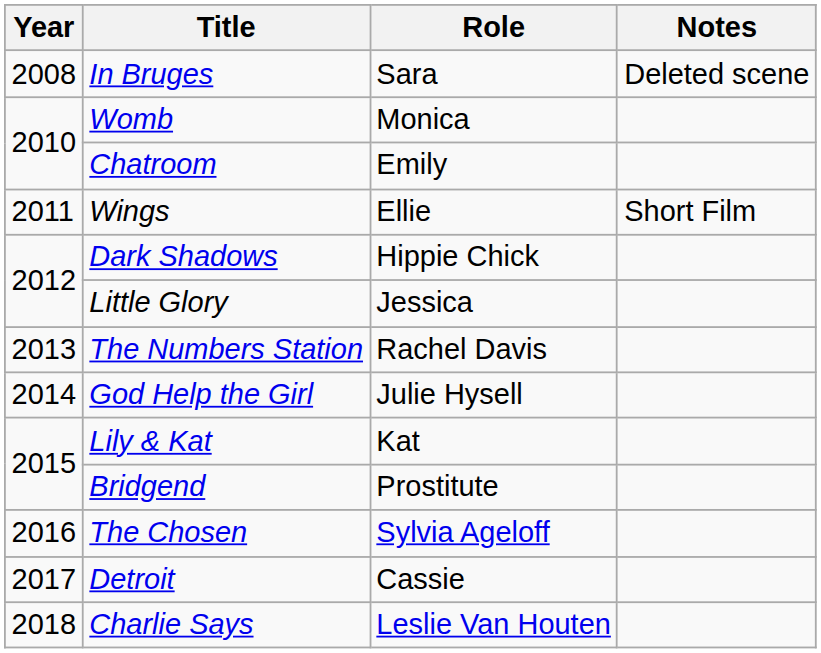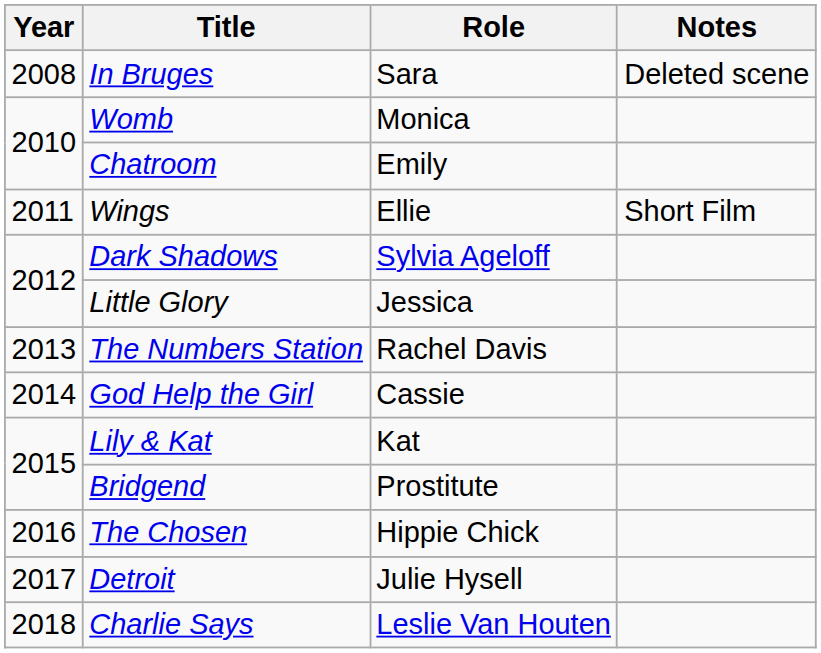(458, 257) Hippie Chick -> (463, 257) Sylvia Ageloff
(450, 394) Julie Hysell -> (421, 394) Cassie
(463, 532) Sylvia Ageloff -> (458, 532) Hippie Chick
(421, 578) Cassie -> (450, 578) Julie Hysell
